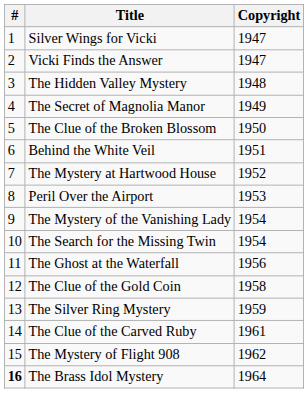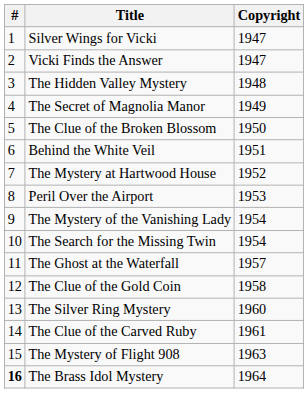(252, 264) 1956 -> (252, 264) 1957
(252, 309) 1959 -> (252, 309) 1960
(252, 354) 1962 -> (252, 354) 1963
